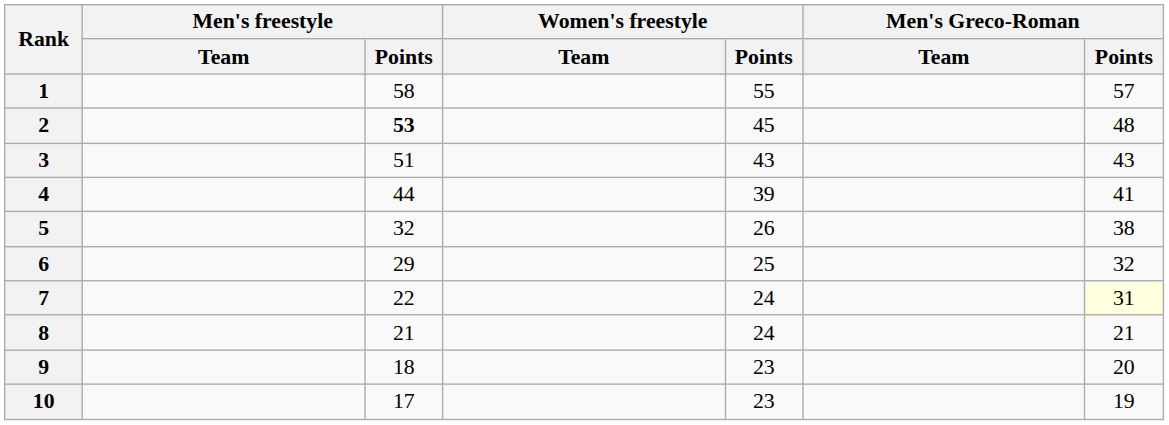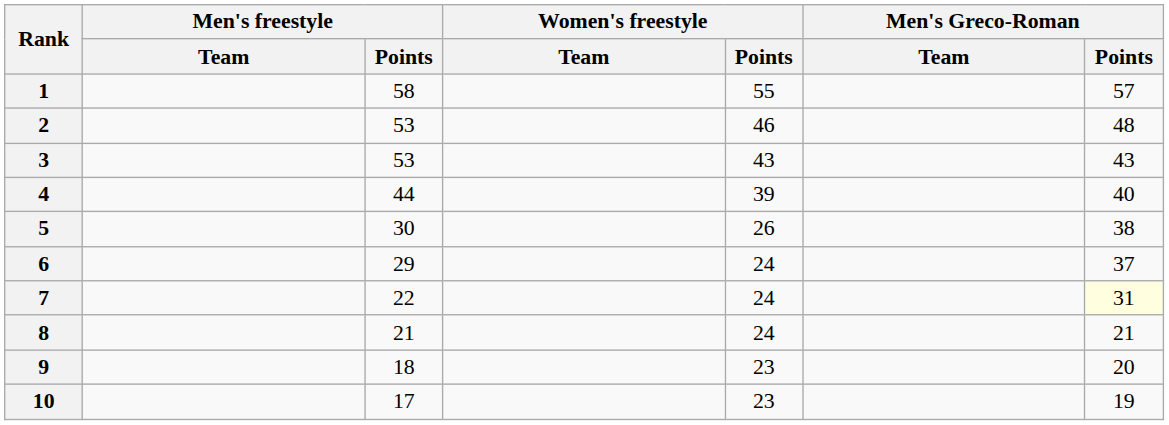(404, 125) bold -> (404, 125) normal
(764, 125) 45 -> (764, 125) 46
(404, 159) 51 -> (404, 159) 53
(1124, 194) 41 -> (1124, 194) 40
(404, 228) 32 -> (404, 228) 30
(764, 263) 25 -> (764, 263) 24
(1124, 263) 32 -> (1124, 263) 37
